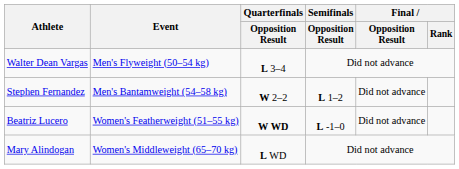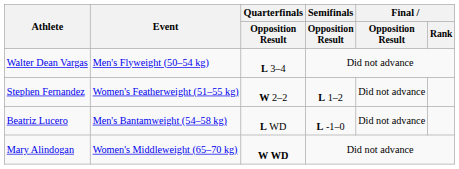(160, 92) Men's Bantamweight (54–58 kg) -> (166, 92) Women's Featherweight (51–55 kg)
(166, 121) Women's Featherweight (51–55 kg) -> (160, 121) Men's Bantamweight (54–58 kg)
(273, 127) W WD -> (273, 127) L WD
(273, 156) L WD -> (273, 156) W WD
